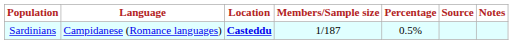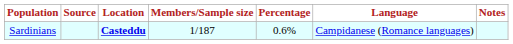columns swapped: (143, 13) <-> (458, 13)
(410, 30) 0.5% -> (285, 30) 0.6%
